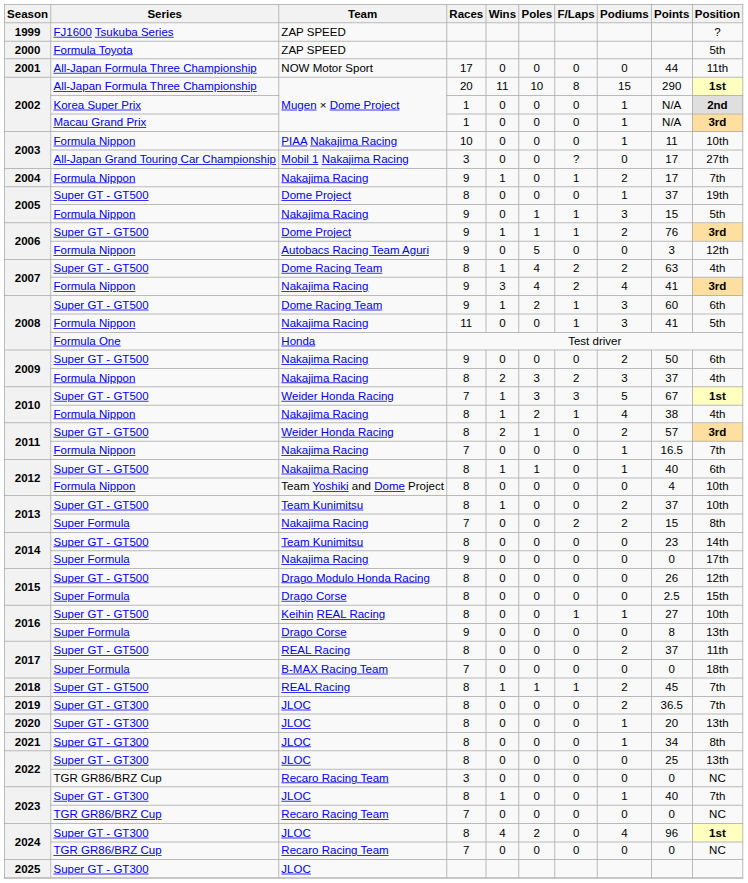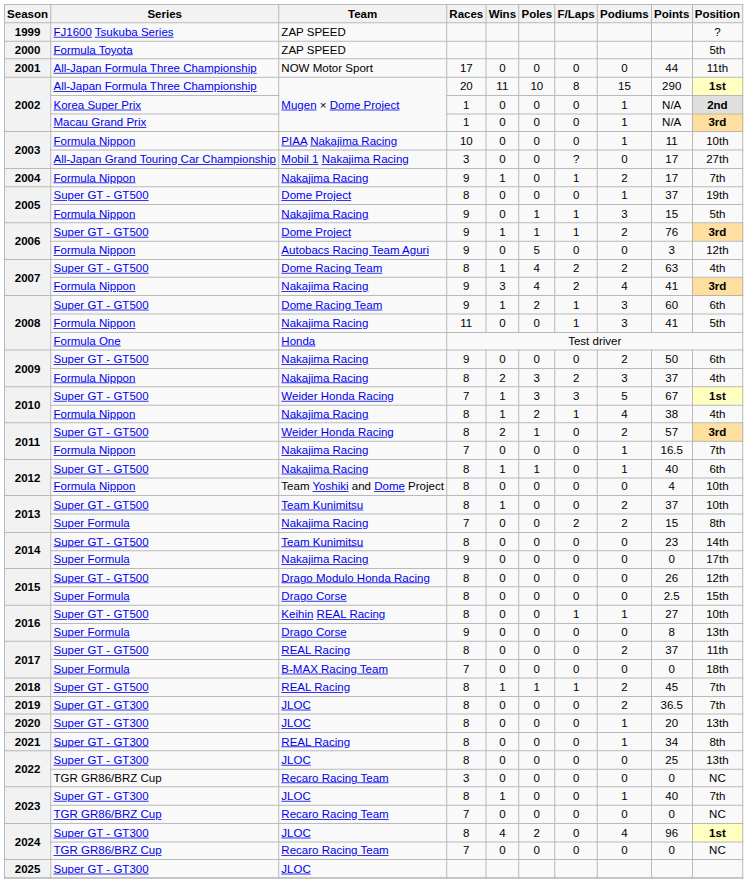(296, 742) JLOC -> (316, 742) REAL Racing
